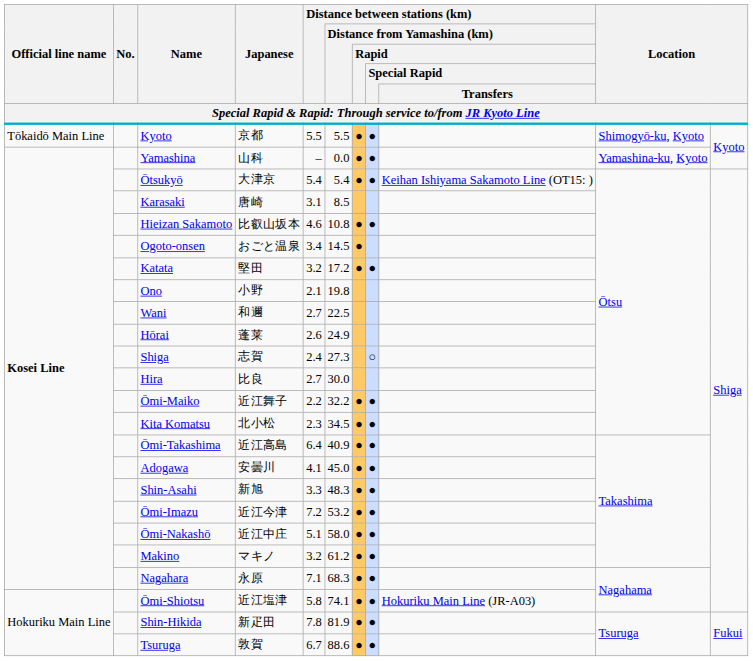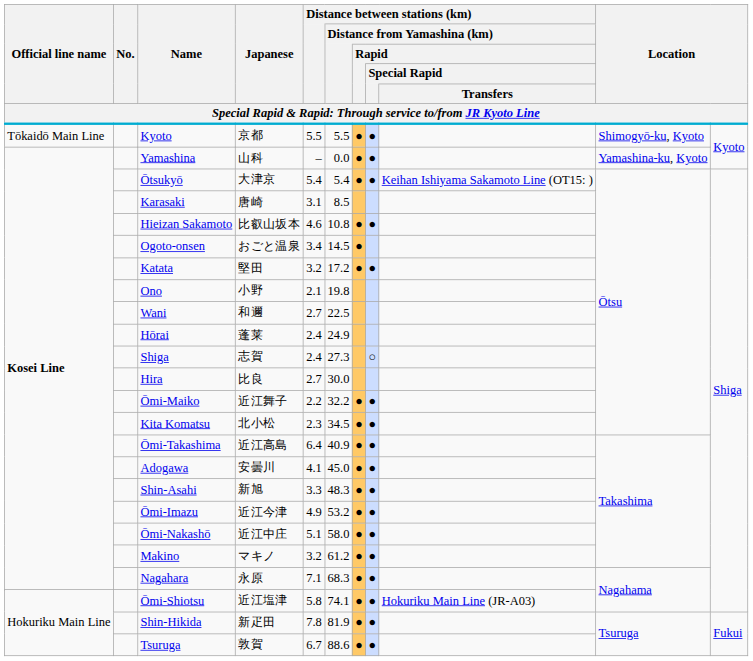(314, 335) 2.6 -> (314, 335) 2.4
(314, 512) 7.2 -> (314, 512) 4.9
